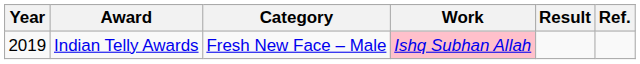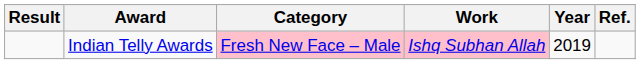columns swapped: (27, 17) <-> (565, 17)
(296, 44) no background -> (311, 44) pink background
